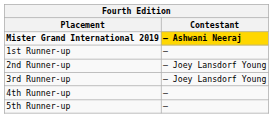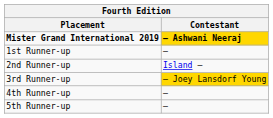(215, 66) – Joey Lansdorf Young -> (183, 66) Island –
(215, 79) no background -> (215, 79) gold background
